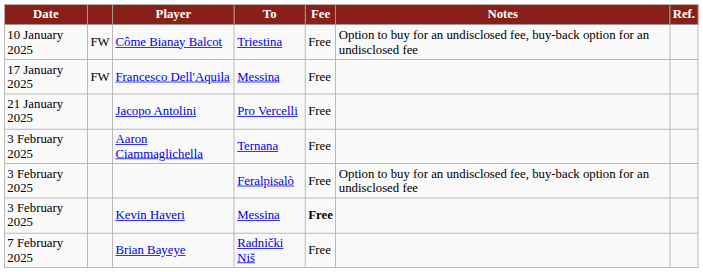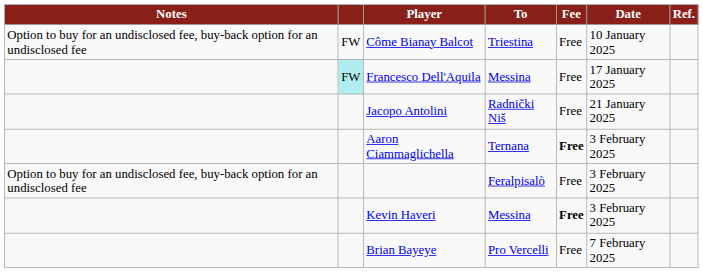columns swapped: (46, 14) <-> (503, 14)
(100, 76) no background -> (351, 76) paleturquoise background
(267, 111) Pro Vercelli -> (511, 111) Radnički Niš
(320, 146) normal -> (571, 146) bold
(260, 250) Radnički Niš -> (518, 250) Pro Vercelli
